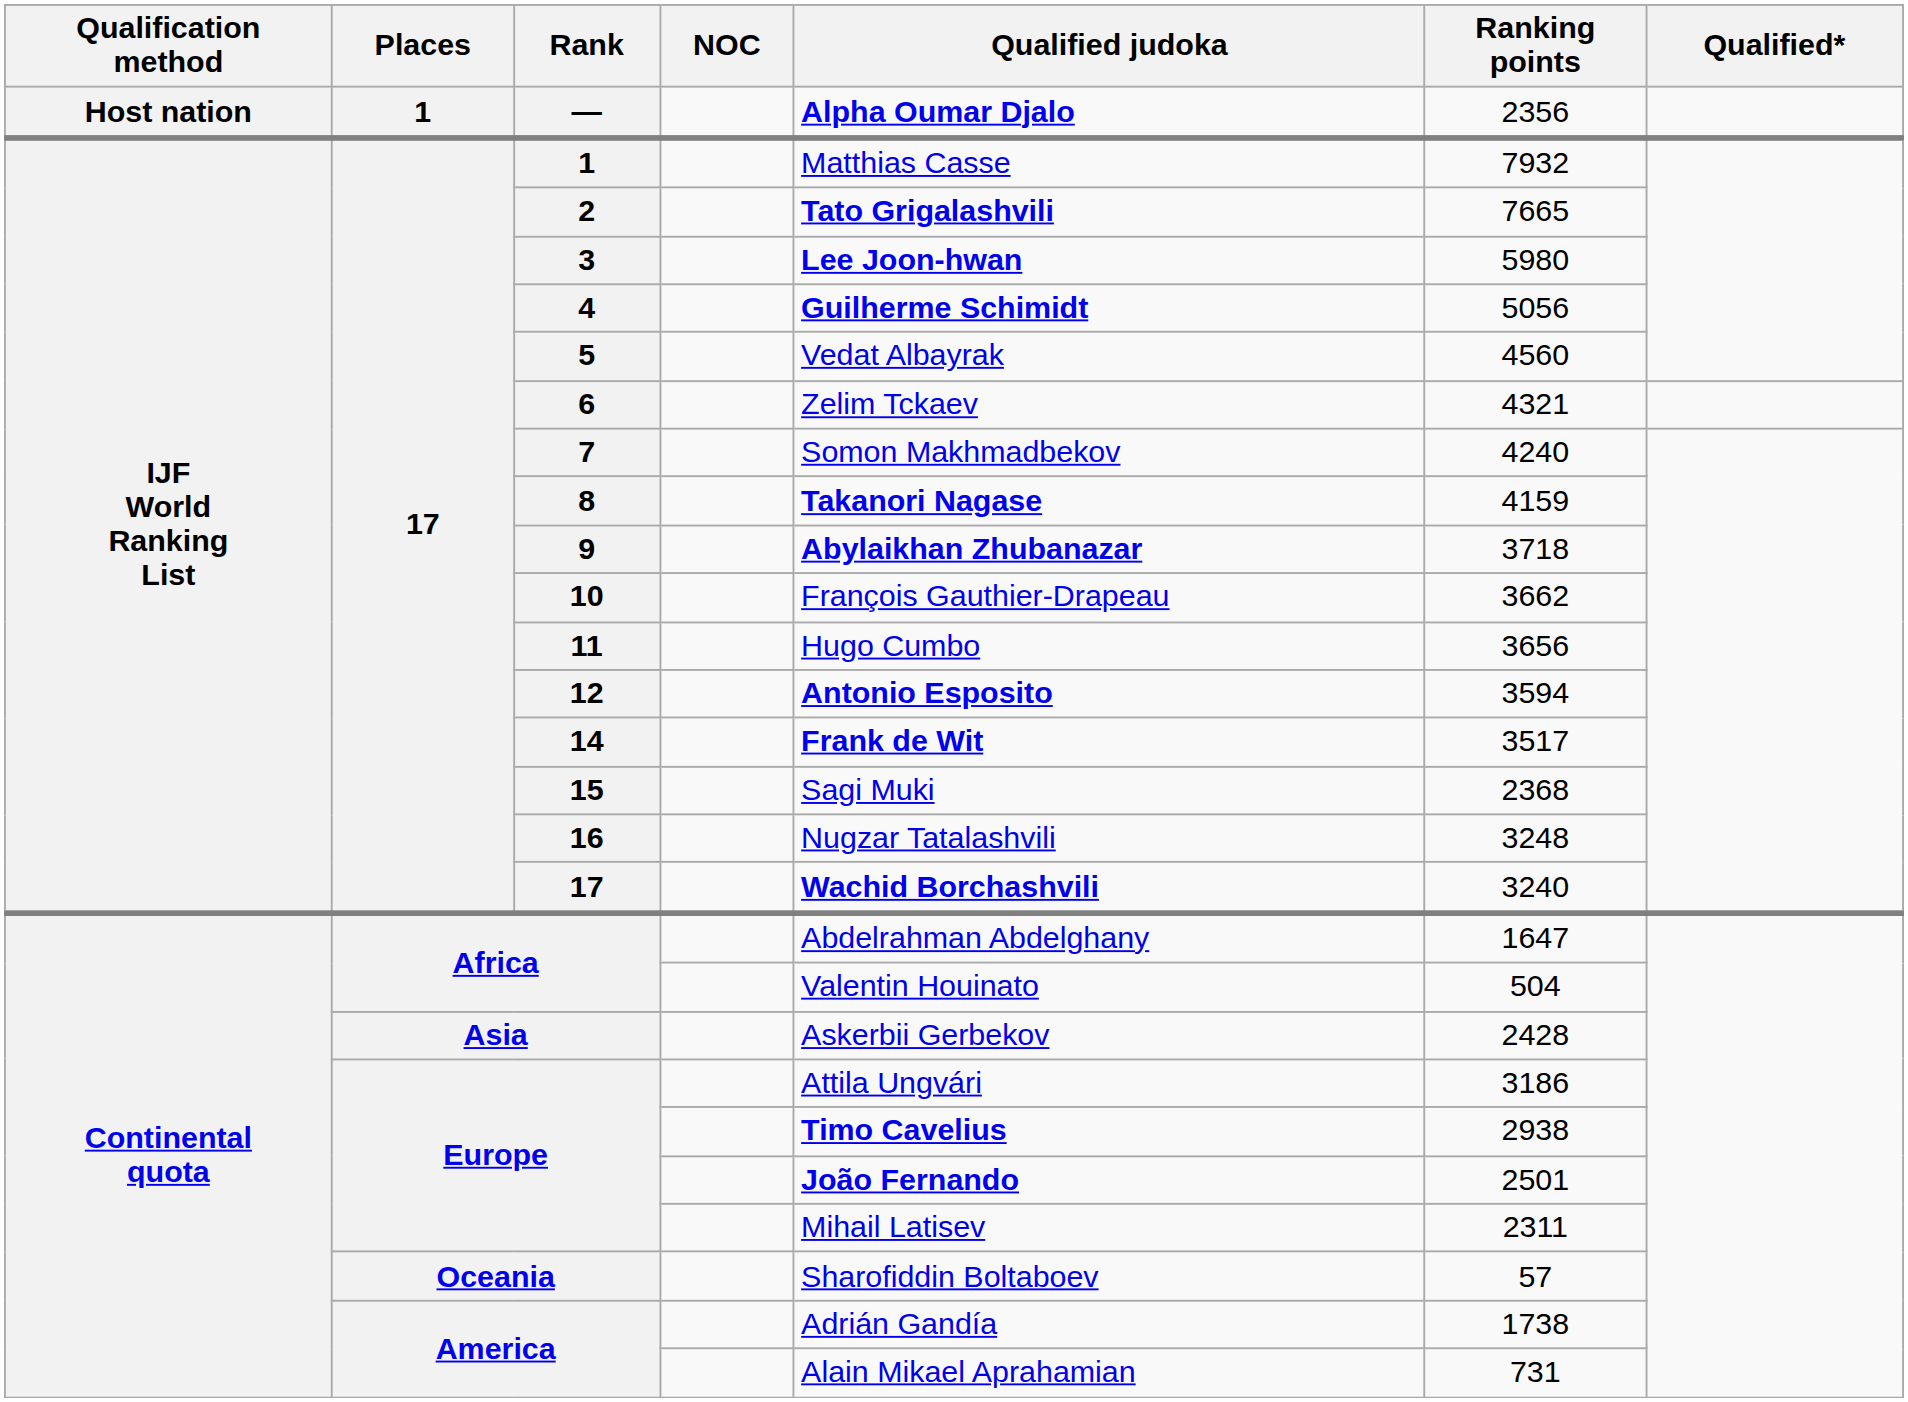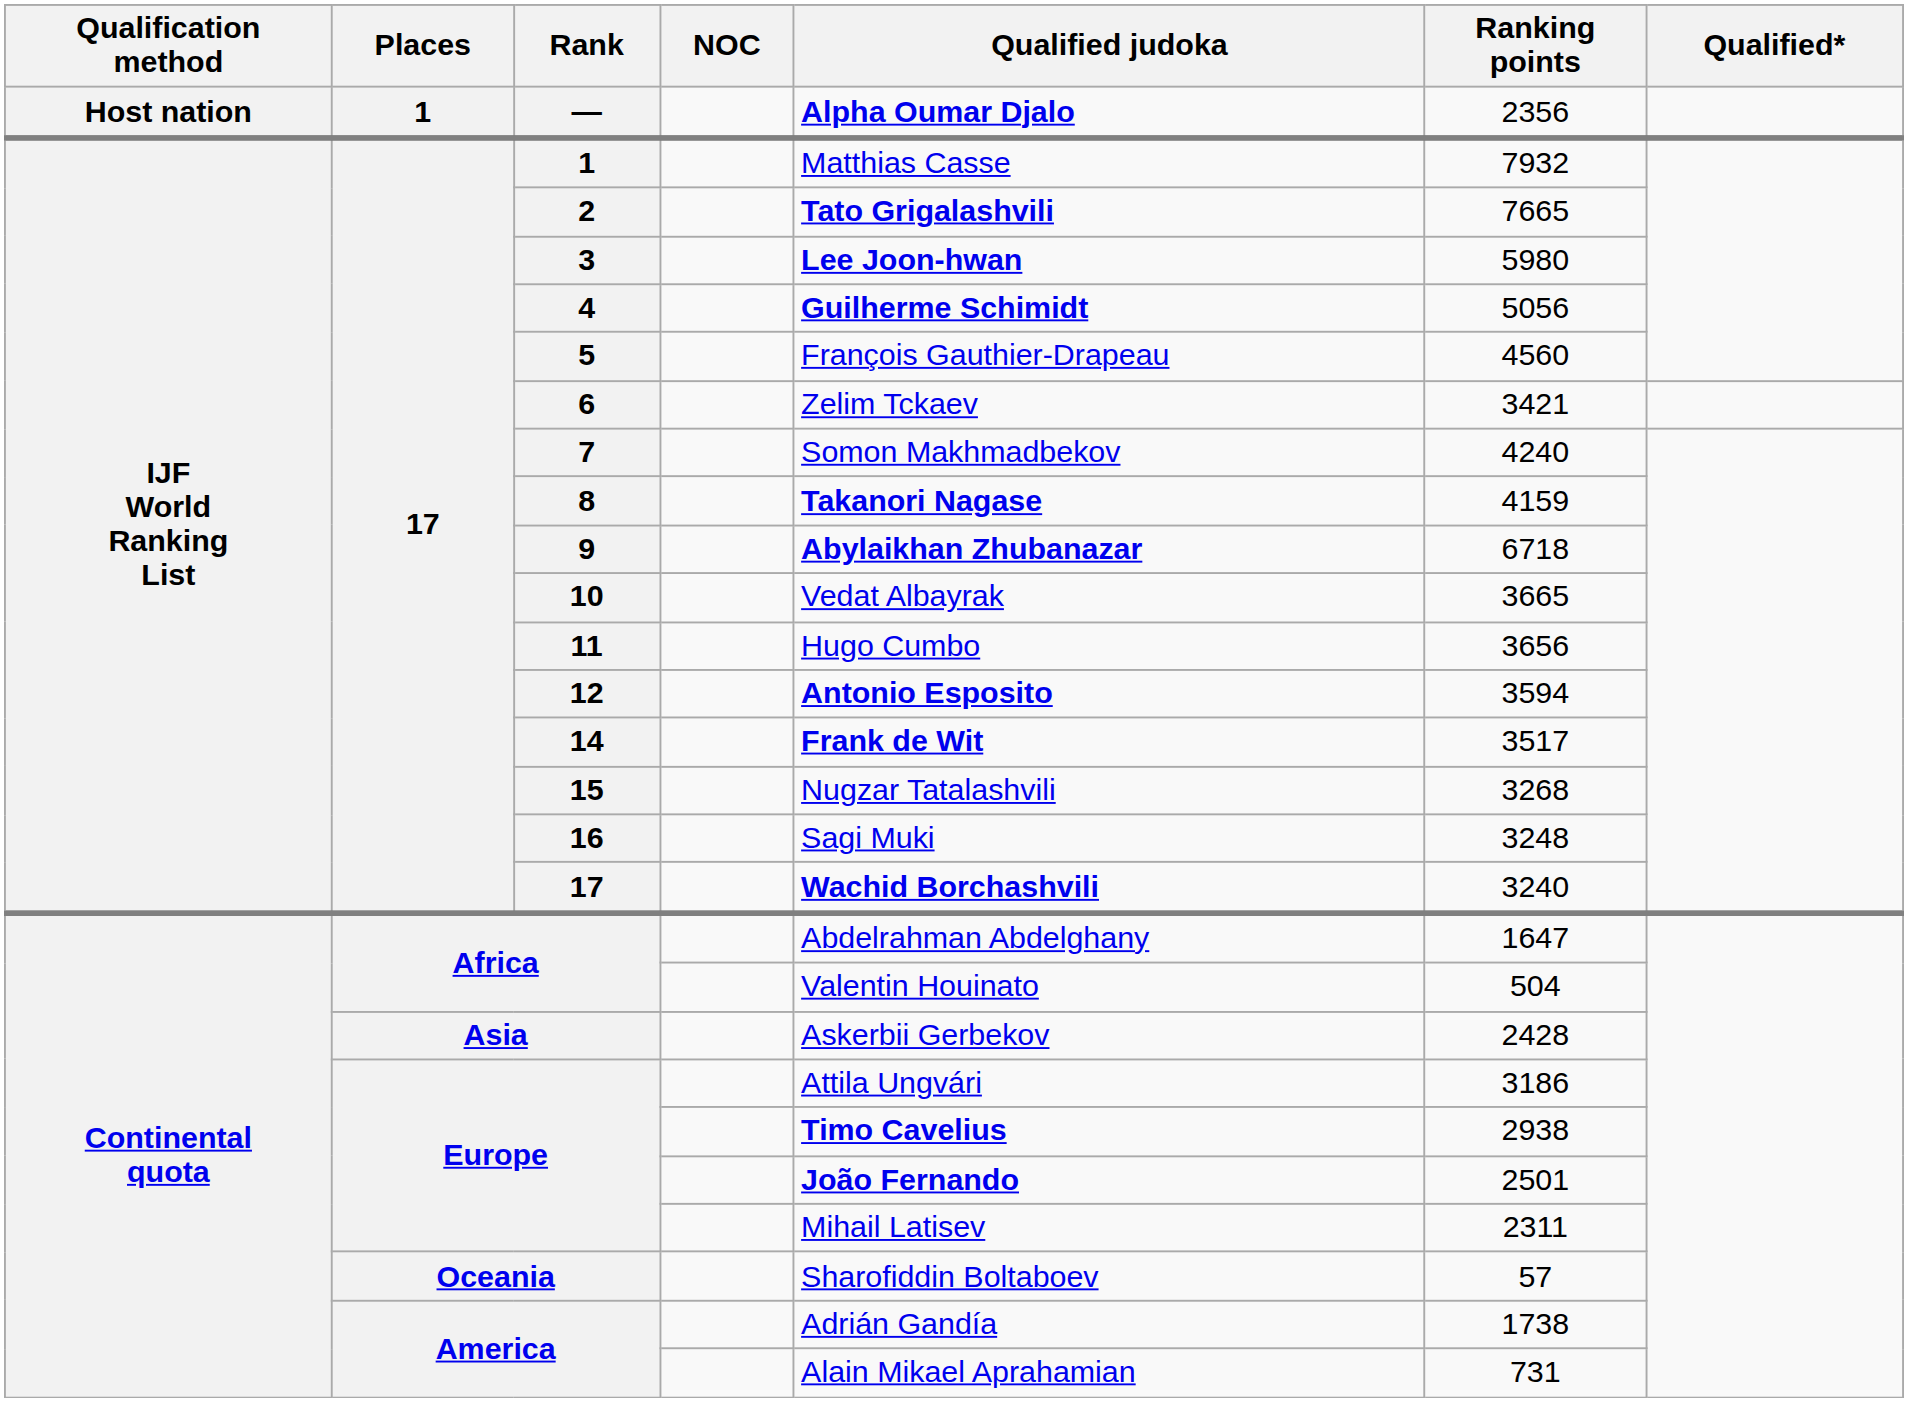(903, 355) Vedat Albayrak -> (985, 355) François Gauthier-Drapeau
(1535, 404) 4321 -> (1535, 404) 3421
(1535, 548) 3718 -> (1535, 548) 6718
(985, 596) François Gauthier-Drapeau -> (903, 596) Vedat Albayrak
(1535, 596) 3662 -> (1535, 596) 3665
(868, 789) Sagi Muki -> (928, 789) Nugzar Tatalashvili
(1535, 789) 2368 -> (1535, 789) 3268
(928, 838) Nugzar Tatalashvili -> (868, 838) Sagi Muki
